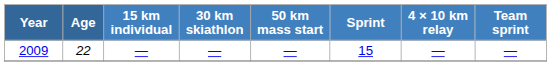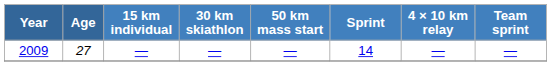(83, 51) 22 -> (83, 51) 27
(366, 51) 15 -> (366, 51) 14
